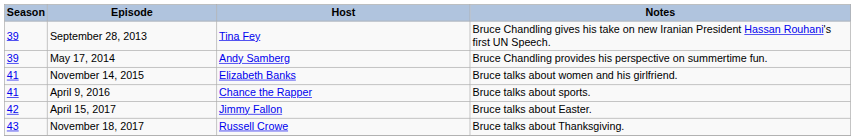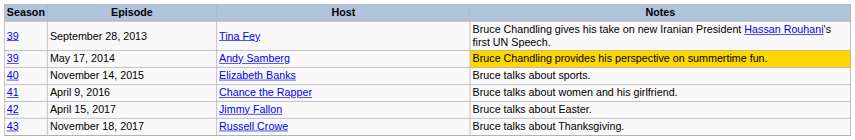(620, 59) no background -> (620, 59) gold background
(13, 76) 41 -> (13, 76) 40
(575, 76) Bruce talks about women and his girlfriend. -> (532, 76) Bruce talks about sports.
(532, 93) Bruce talks about sports. -> (575, 93) Bruce talks about women and his girlfriend.
